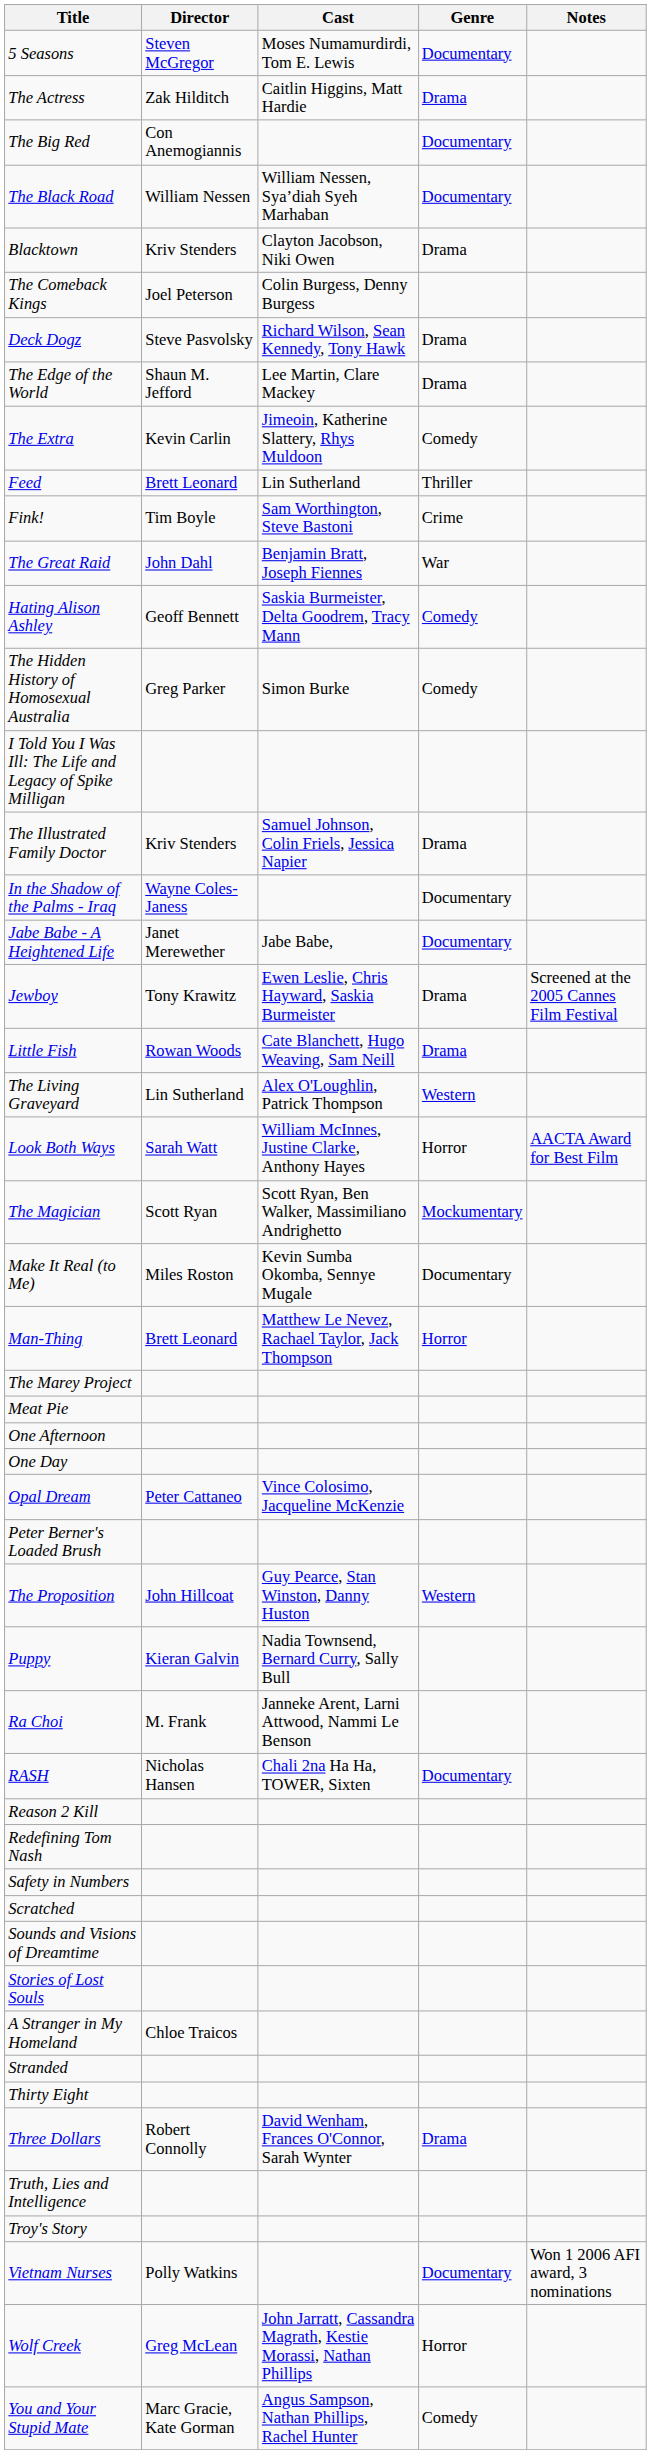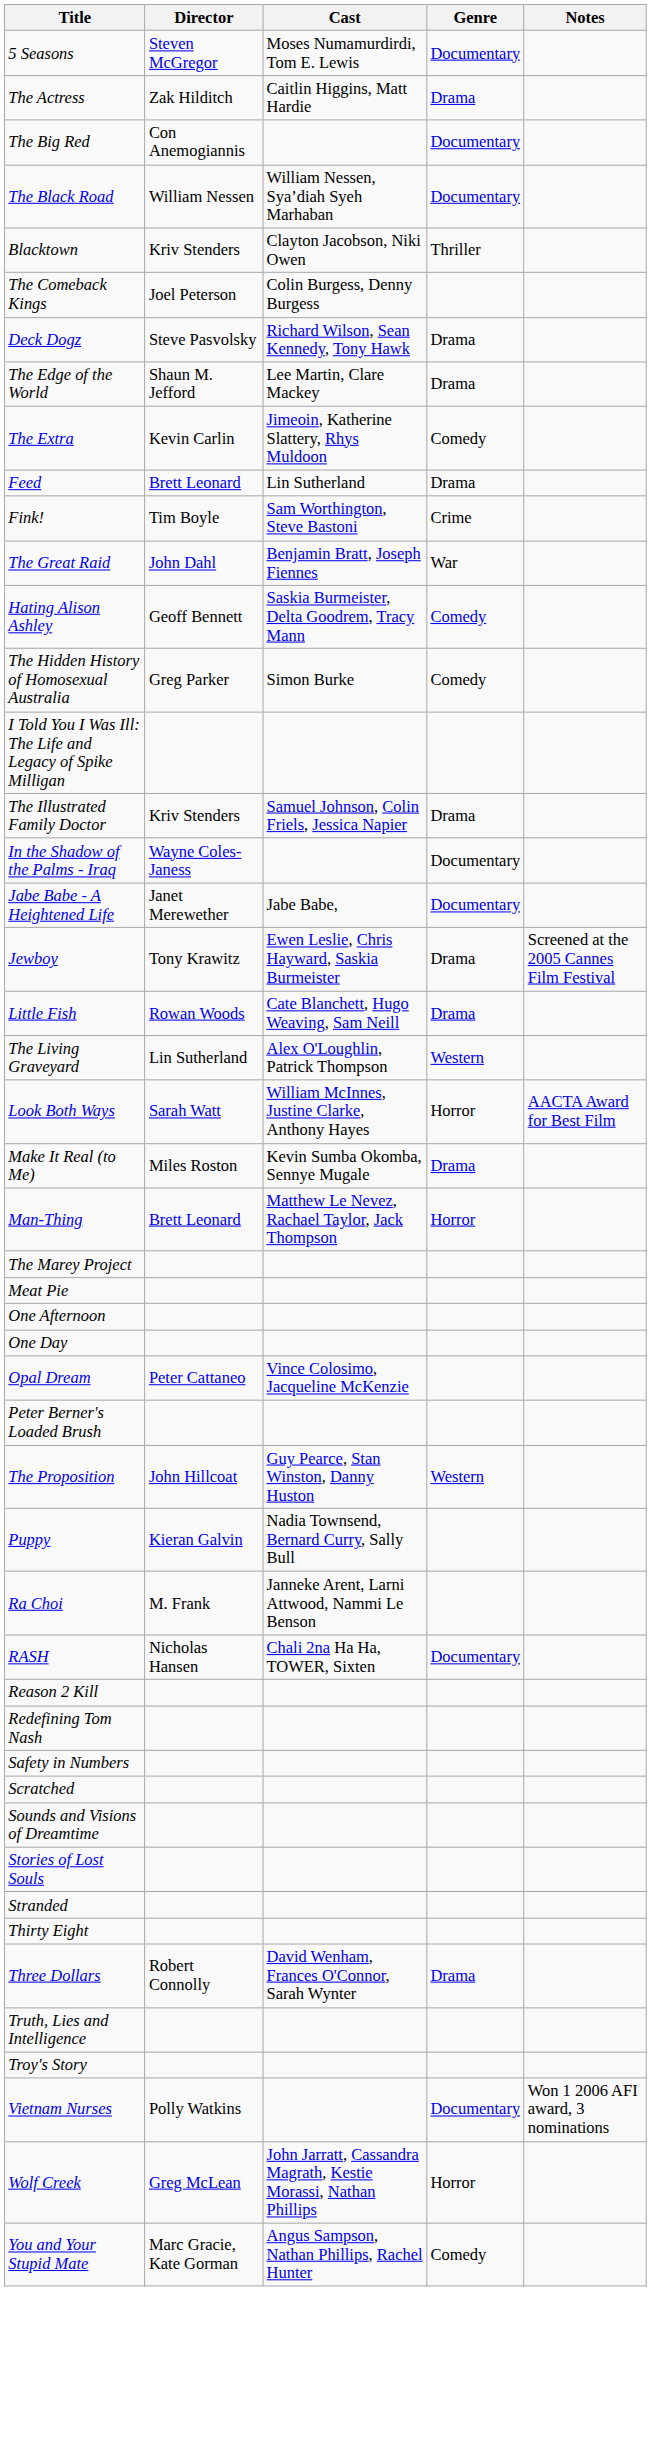(444, 250) Drama -> (456, 250) Thriller
(447, 482) Thriller -> (453, 482) Drama
- row: (54, 1211)
(467, 1275) Documentary -> (453, 1165) Drama
- row: (65, 2033)
